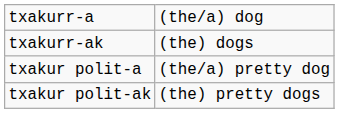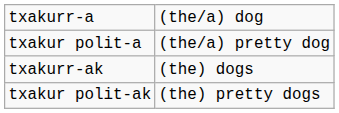rows swapped: (56, 43) <-> (75, 69)
